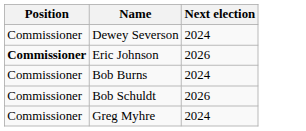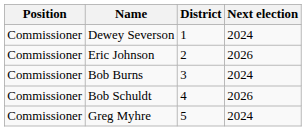+ column: (201, 14)
(47, 55) bold -> (45, 55) normal
